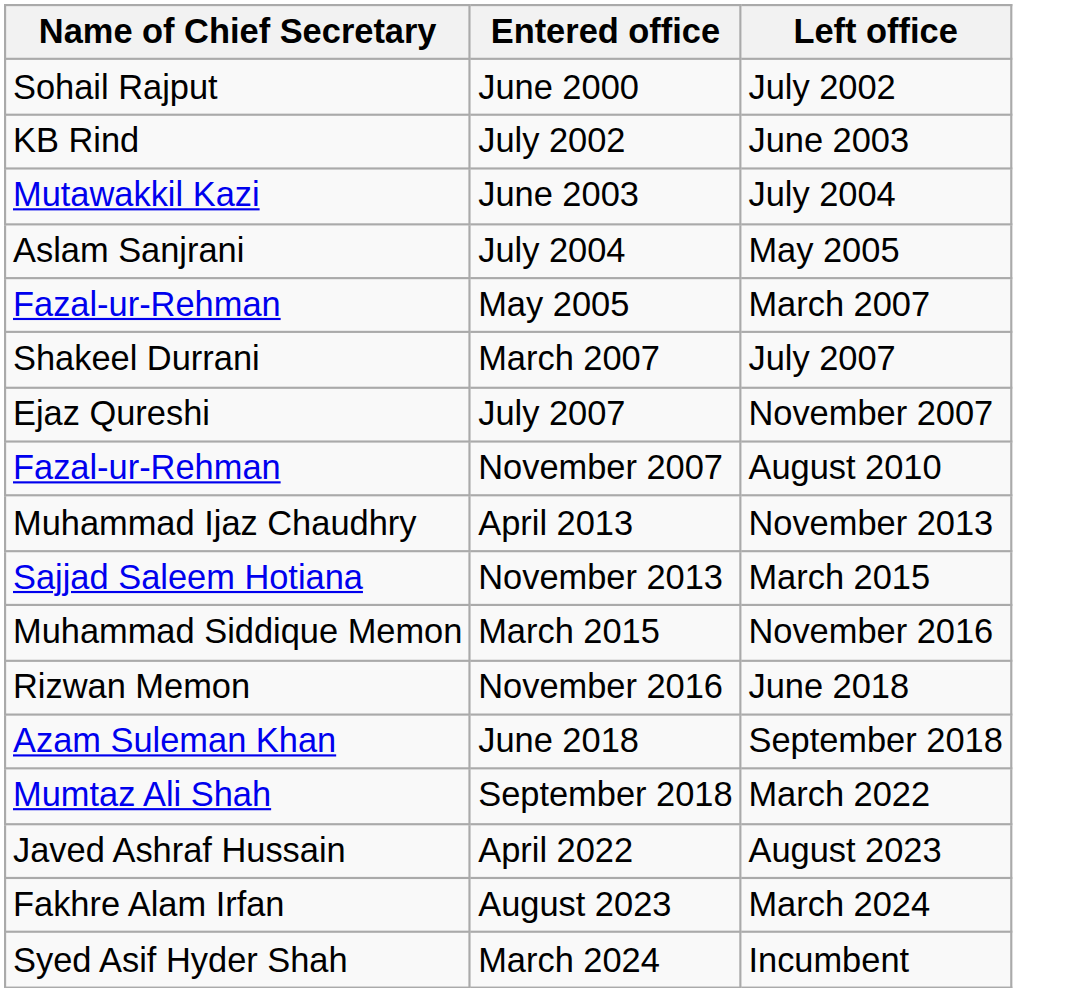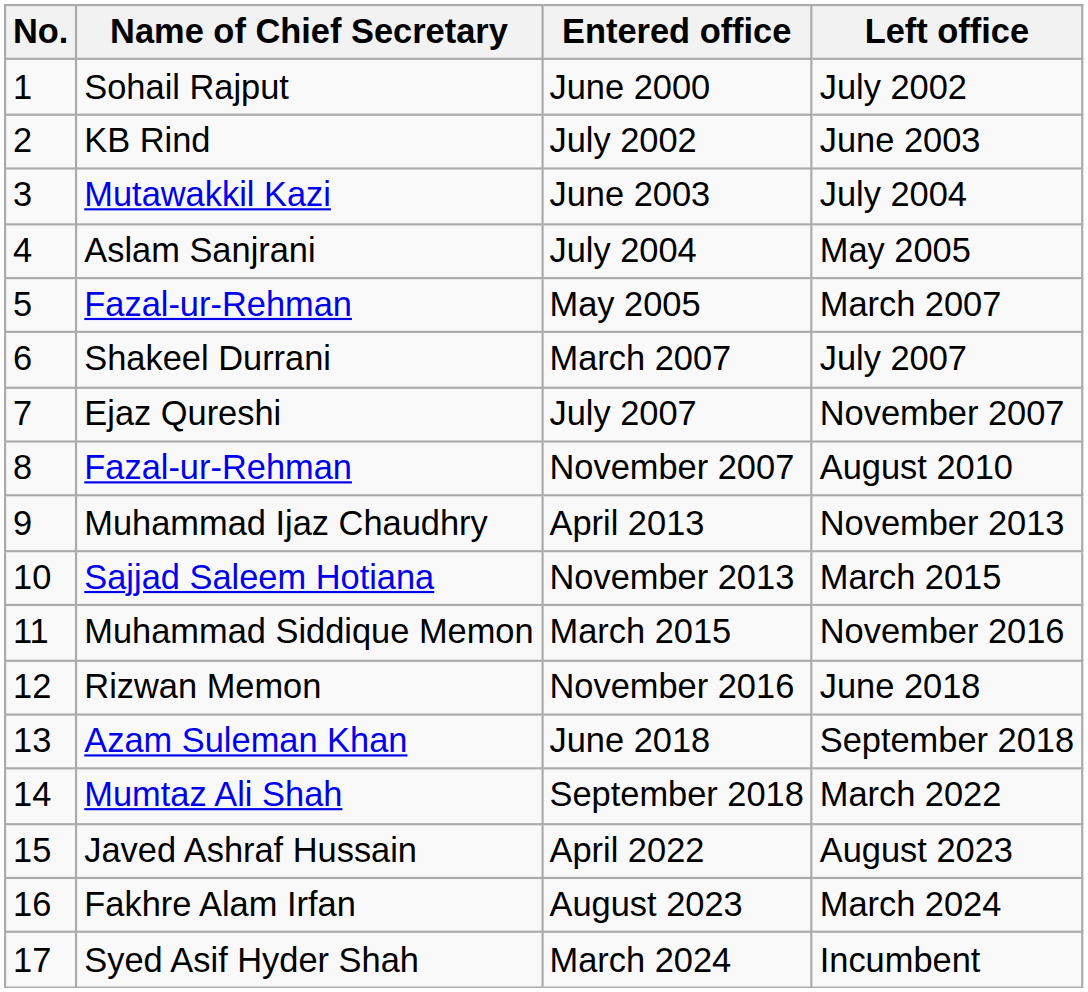+ column: (41, 31)
